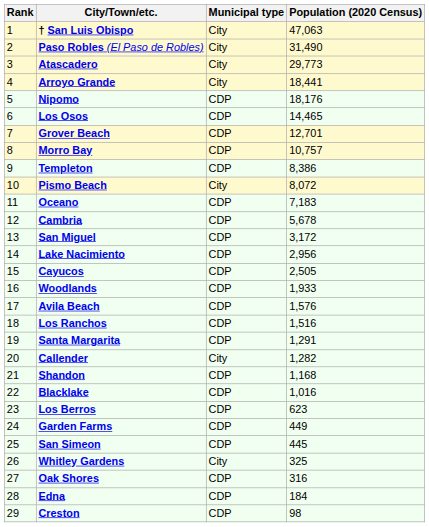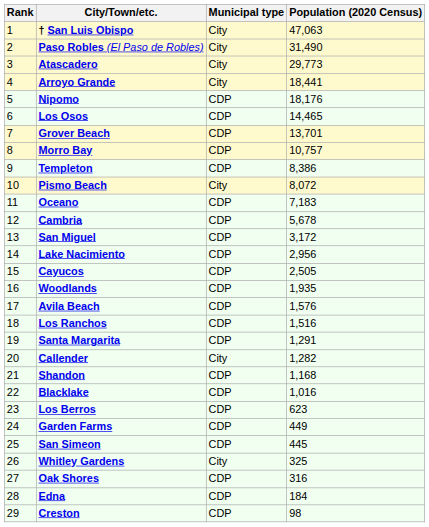(306, 133) 12,701 -> (306, 133) 13,701
(303, 289) 1,933 -> (303, 289) 1,935
